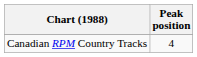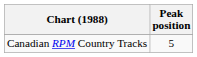(171, 43) 4 -> (171, 43) 5
